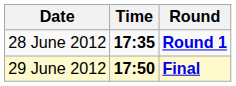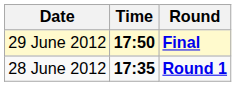rows swapped: (57, 42) <-> (57, 68)
